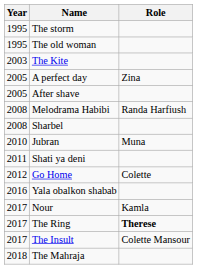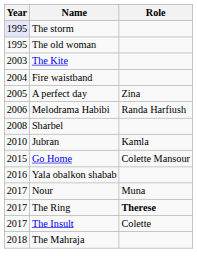(17, 28) no background -> (17, 28) lavender background
+ row: (62, 77)
- row: (56, 93)
(17, 110) 2008 -> (17, 110) 2006
(133, 142) Muna -> (135, 142) Kamla
- row: (59, 158)
(17, 175) 2012 -> (17, 158) 2015
(136, 175) Colette -> (156, 158) Colette Mansour
(135, 207) Kamla -> (133, 191) Muna
(156, 239) Colette Mansour -> (136, 223) Colette
